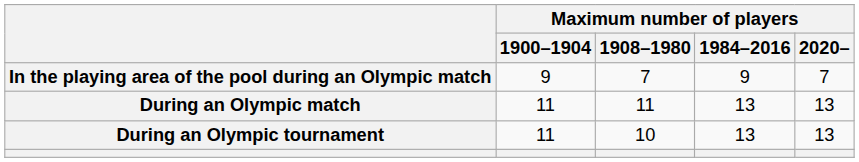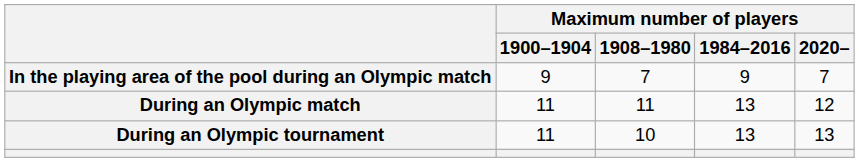(824, 105) 13 -> (824, 105) 12
